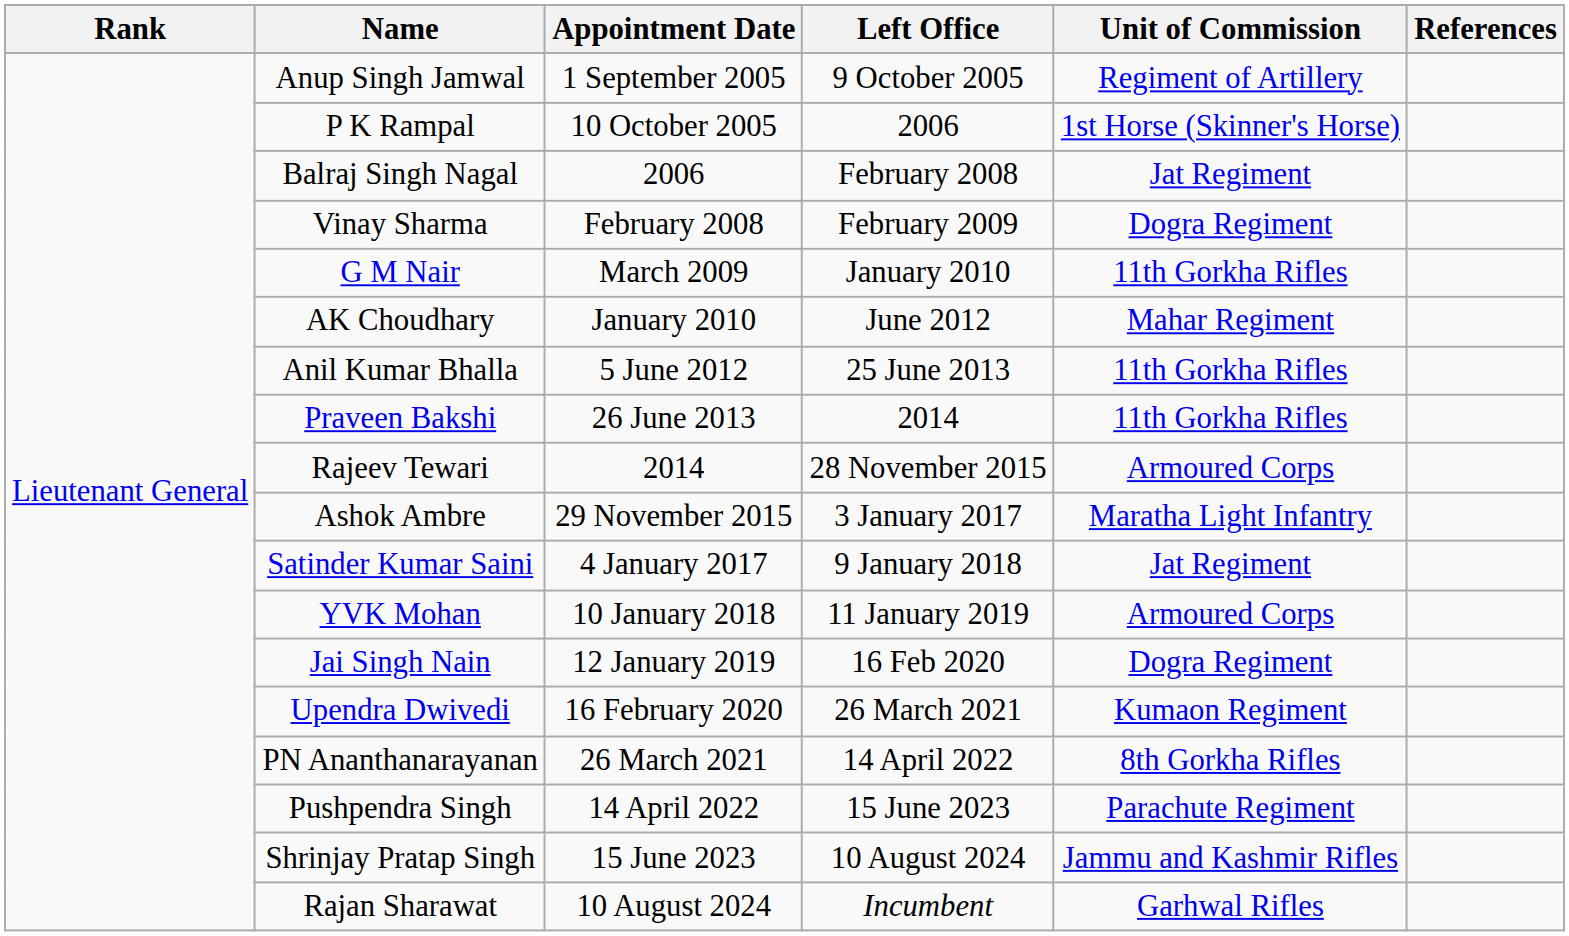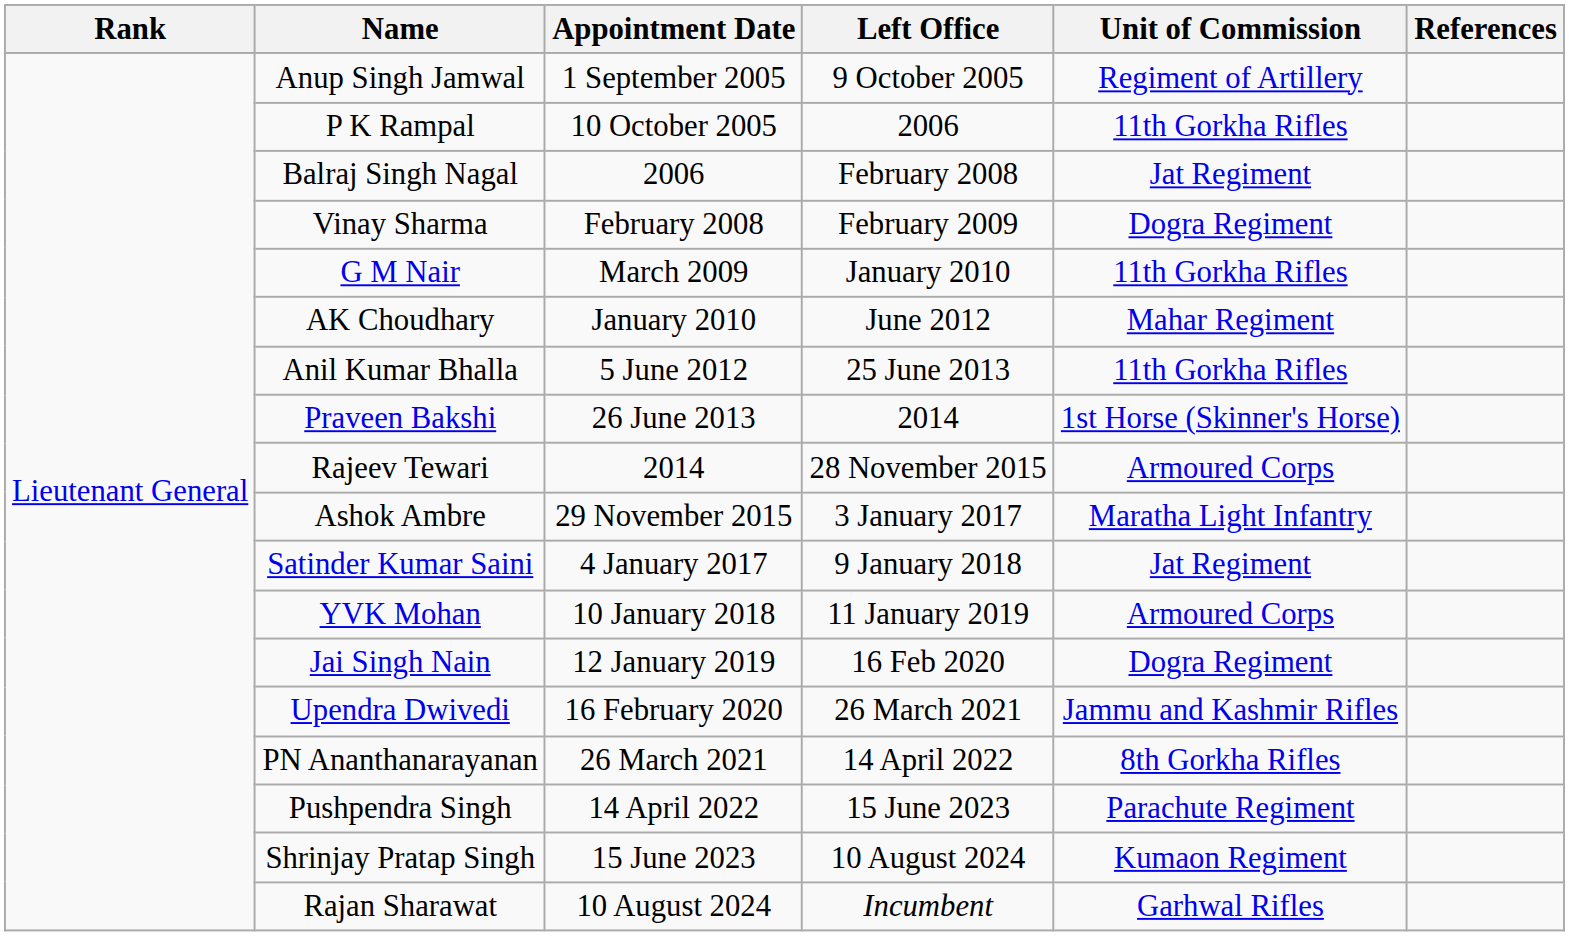(1230, 126) 1st Horse (Skinner's Horse) -> (1230, 126) 11th Gorkha Rifles
(1230, 418) 11th Gorkha Rifles -> (1230, 418) 1st Horse (Skinner's Horse)
(1230, 710) Kumaon Regiment -> (1230, 710) Jammu and Kashmir Rifles
(1230, 857) Jammu and Kashmir Rifles -> (1230, 857) Kumaon Regiment
